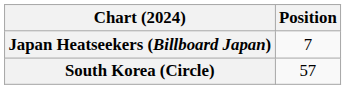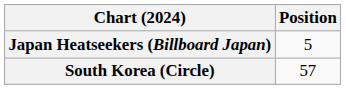(308, 44) 7 -> (308, 44) 5
